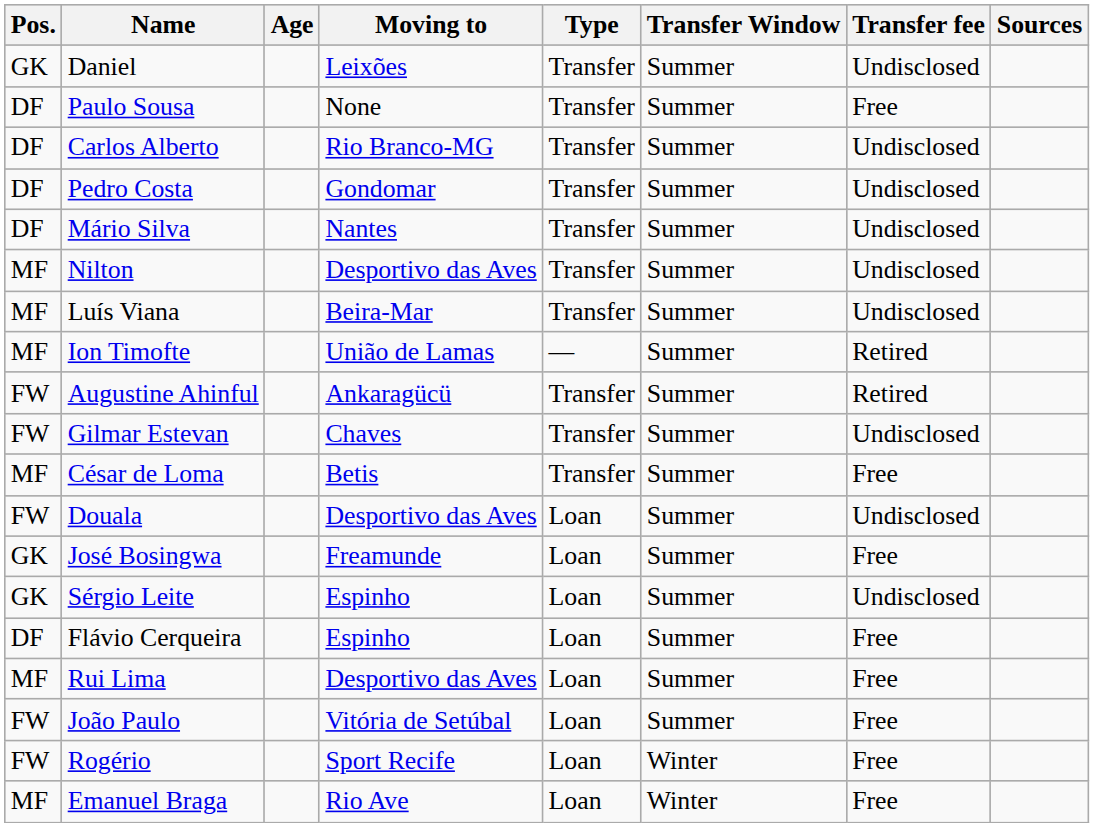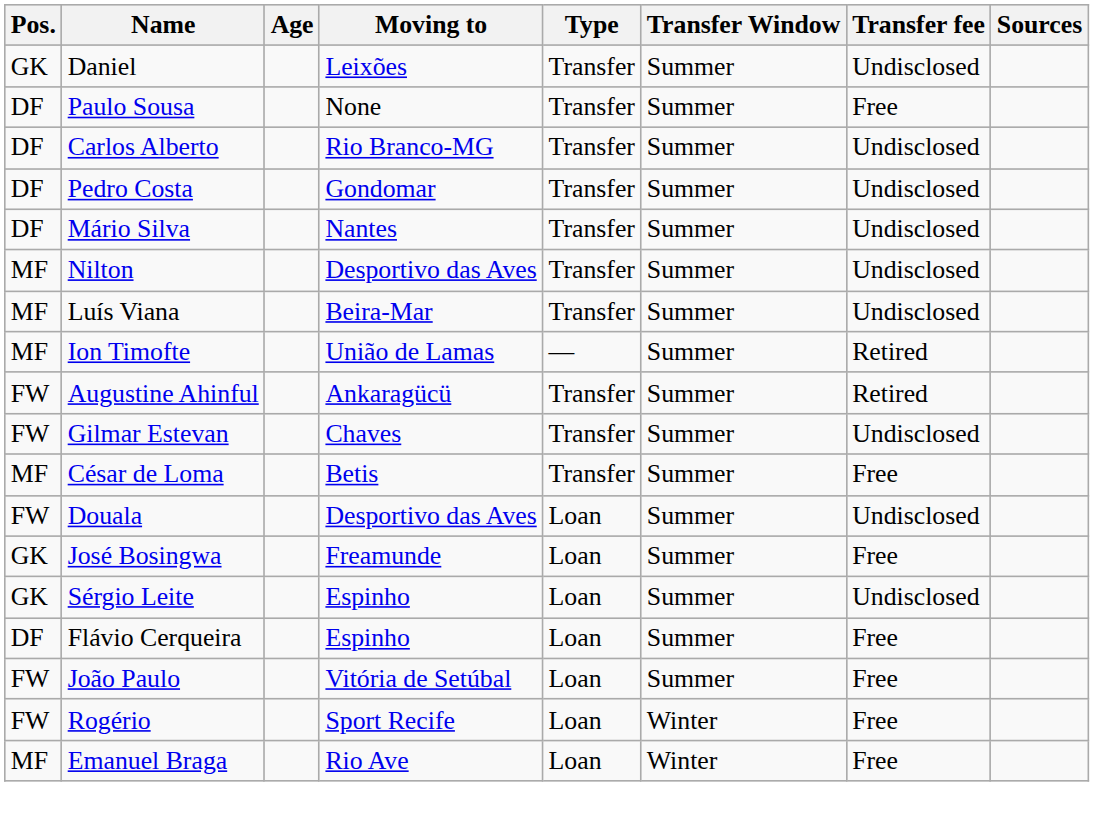- row: (117, 678)
